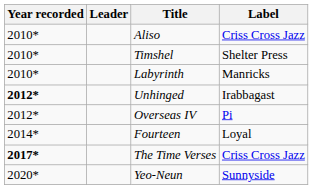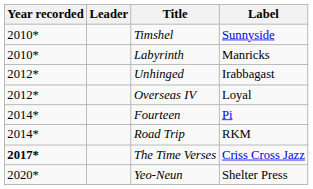- row: (147, 34)
(255, 54) Shelter Press -> (248, 34) Sunnyside
(23, 94) bold -> (23, 74) normal
(227, 114) Pi -> (237, 94) Loyal
(237, 134) Loyal -> (227, 114) Pi
+ row: (159, 134)
(248, 174) Sunnyside -> (255, 174) Shelter Press
